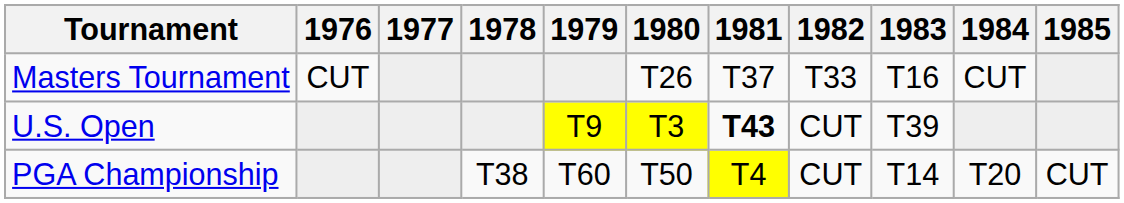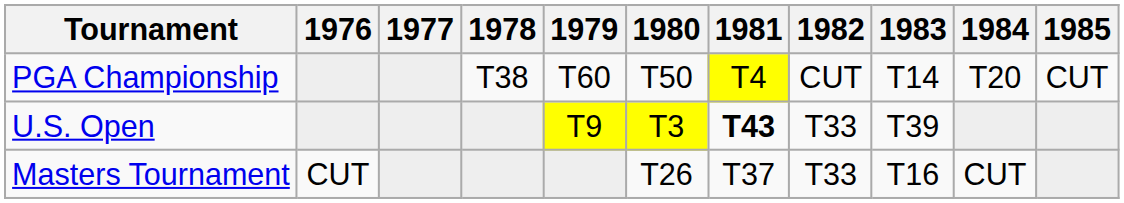rows swapped: (151, 78) <-> (145, 174)
(831, 126) CUT -> (831, 126) T33
